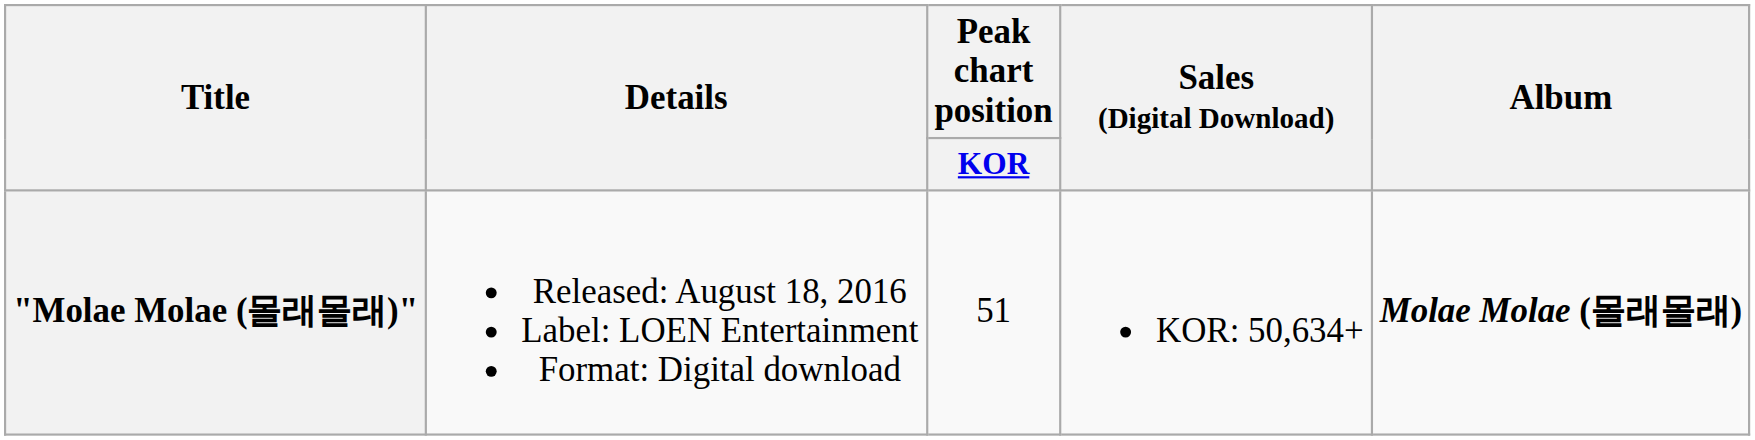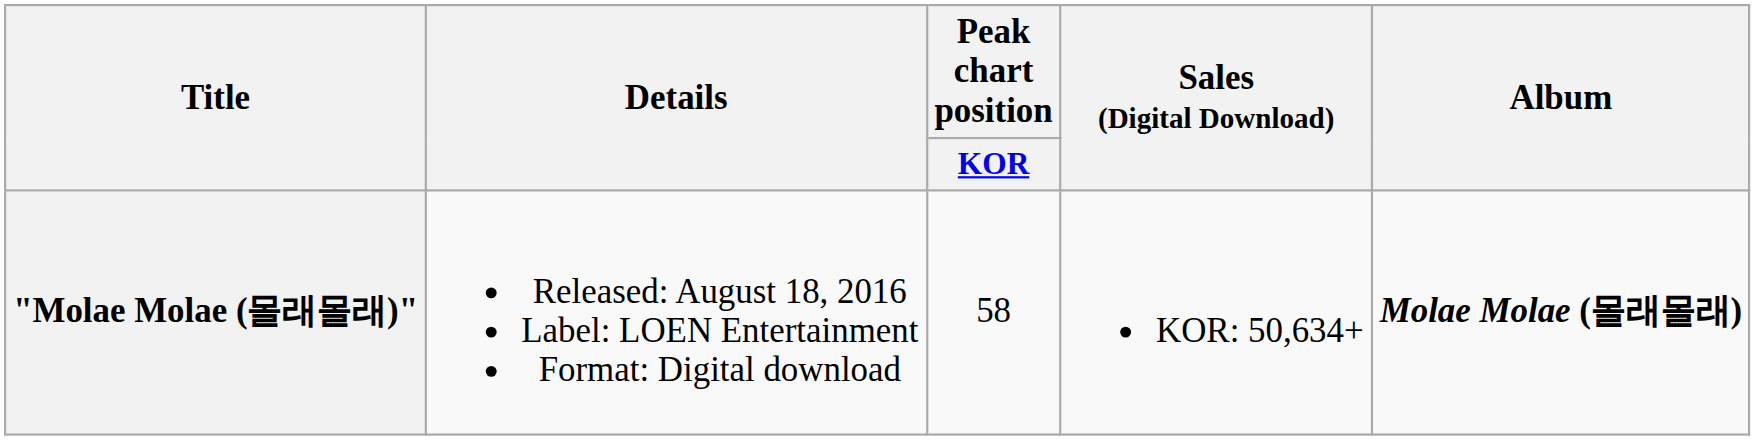(994, 311) 51 -> (994, 311) 58
